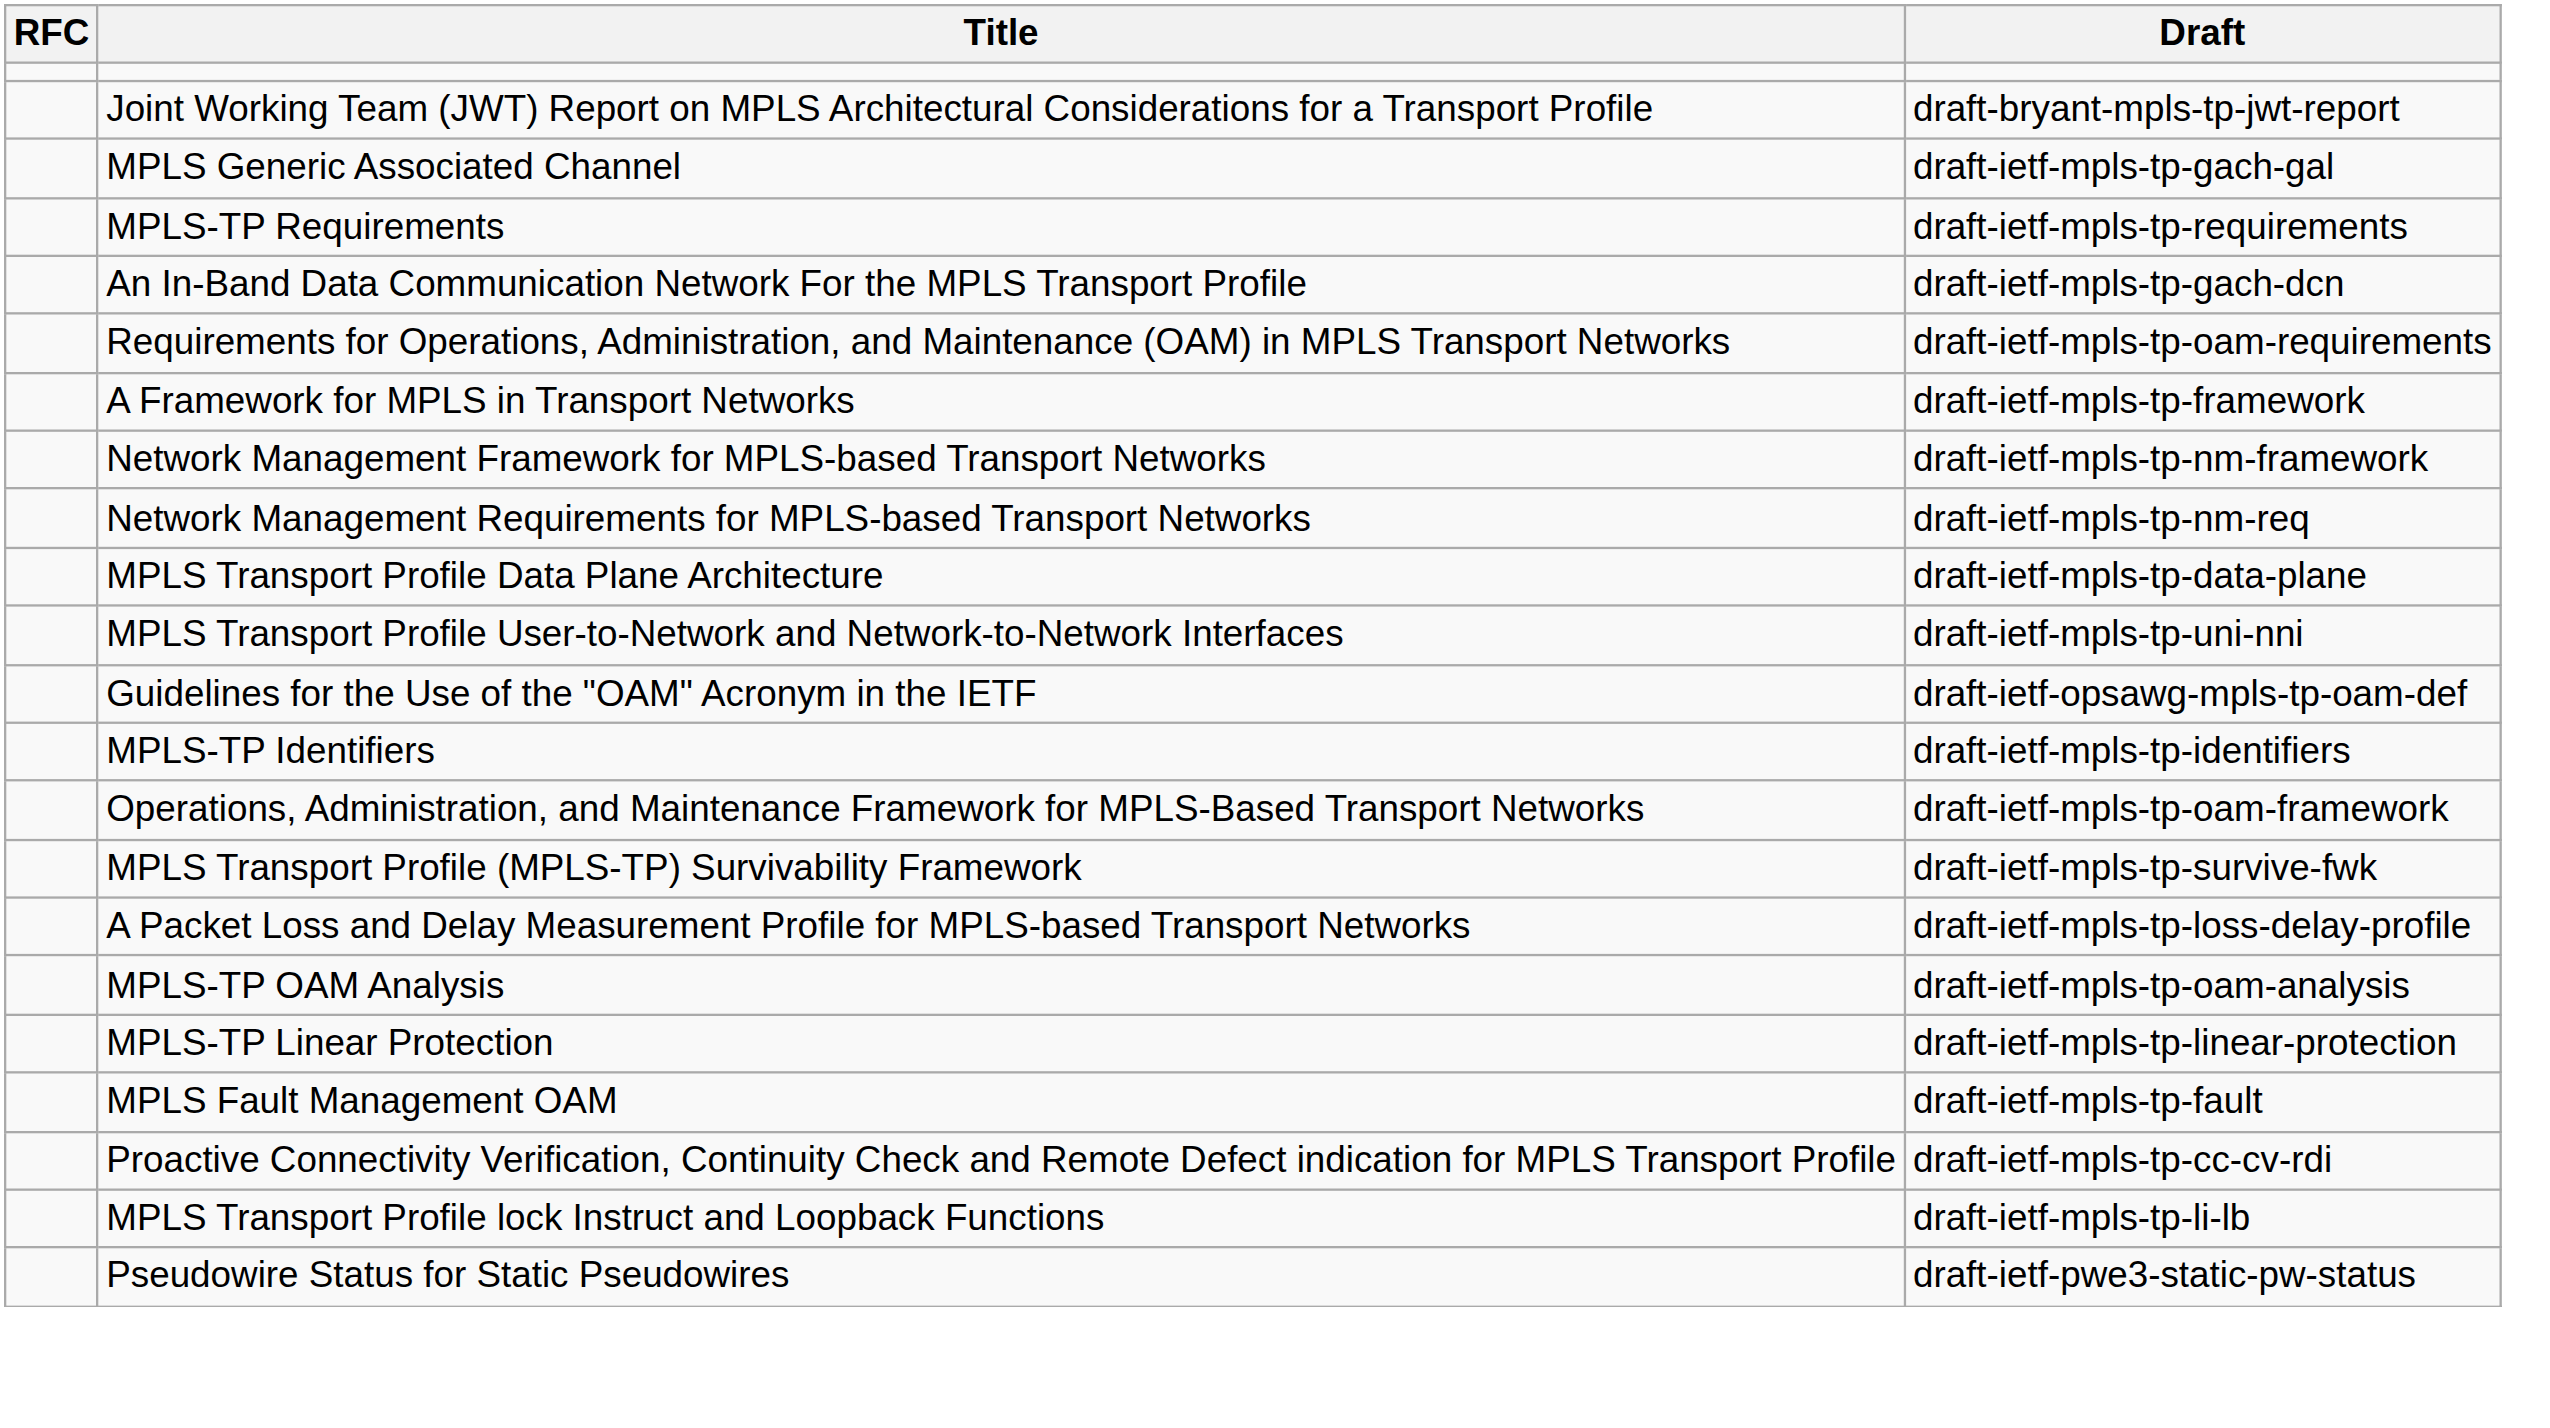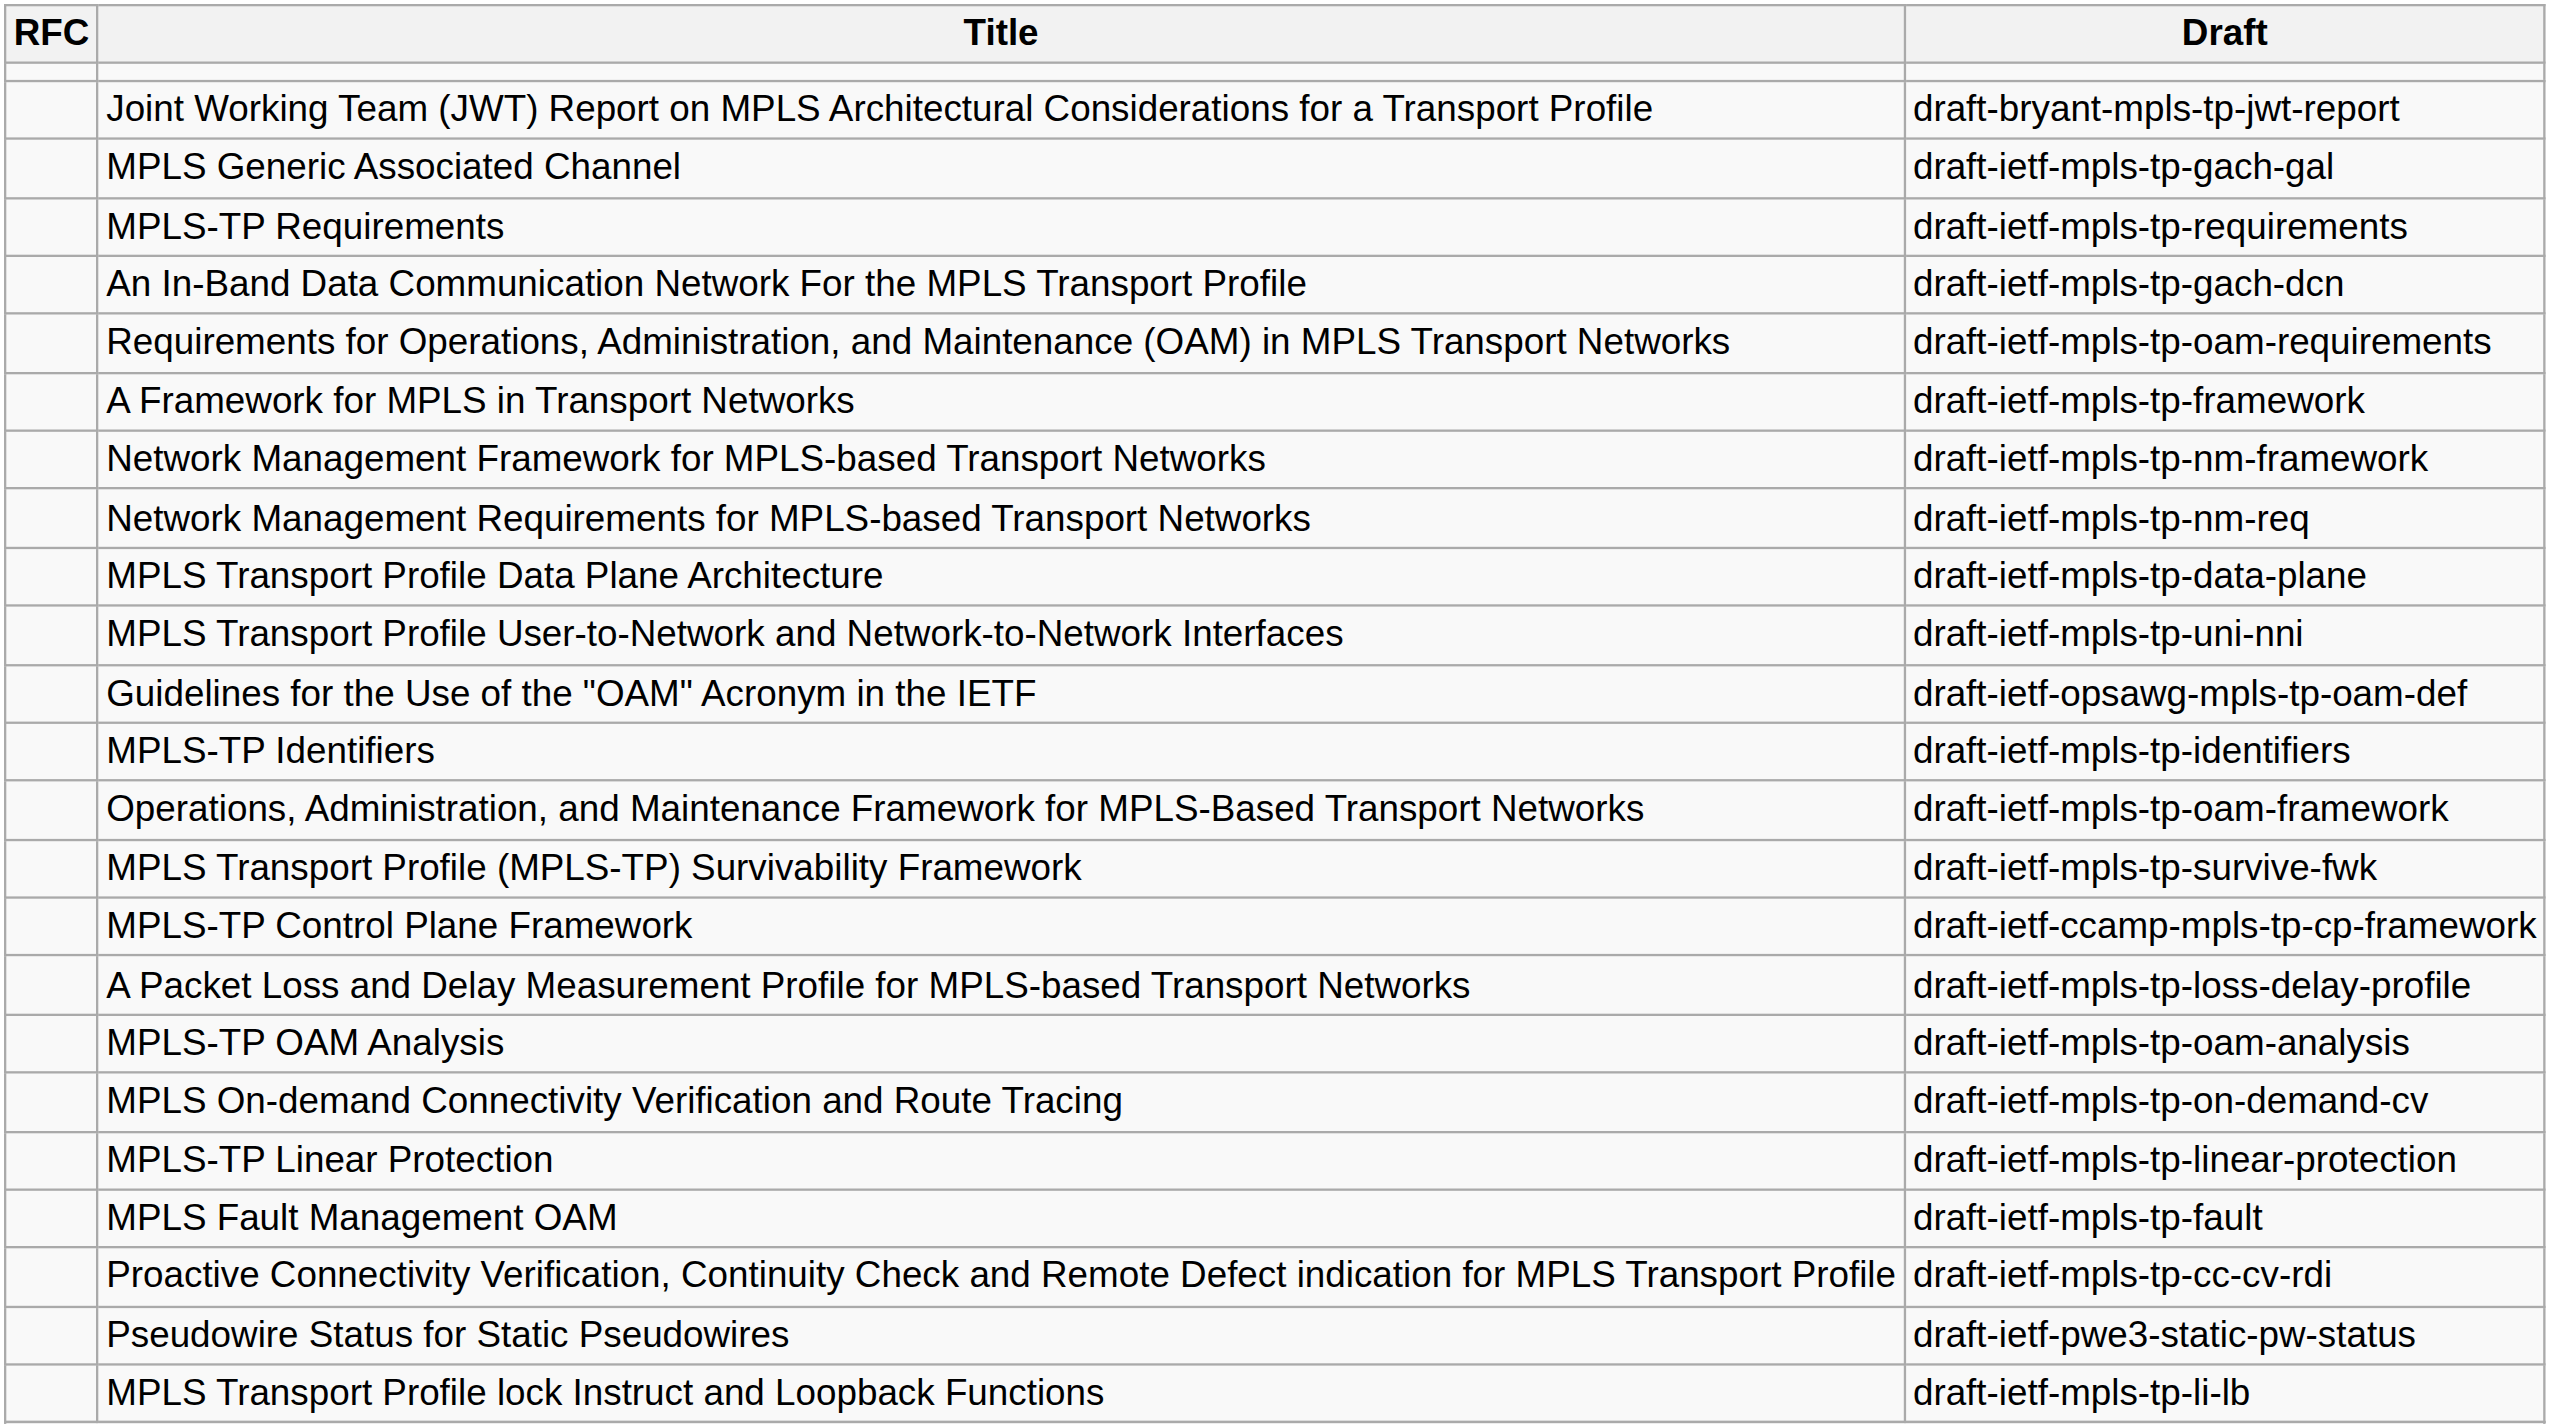+ row: (399, 926)
+ row: (615, 1101)
rows swapped: (448, 1276) <-> (605, 1217)
